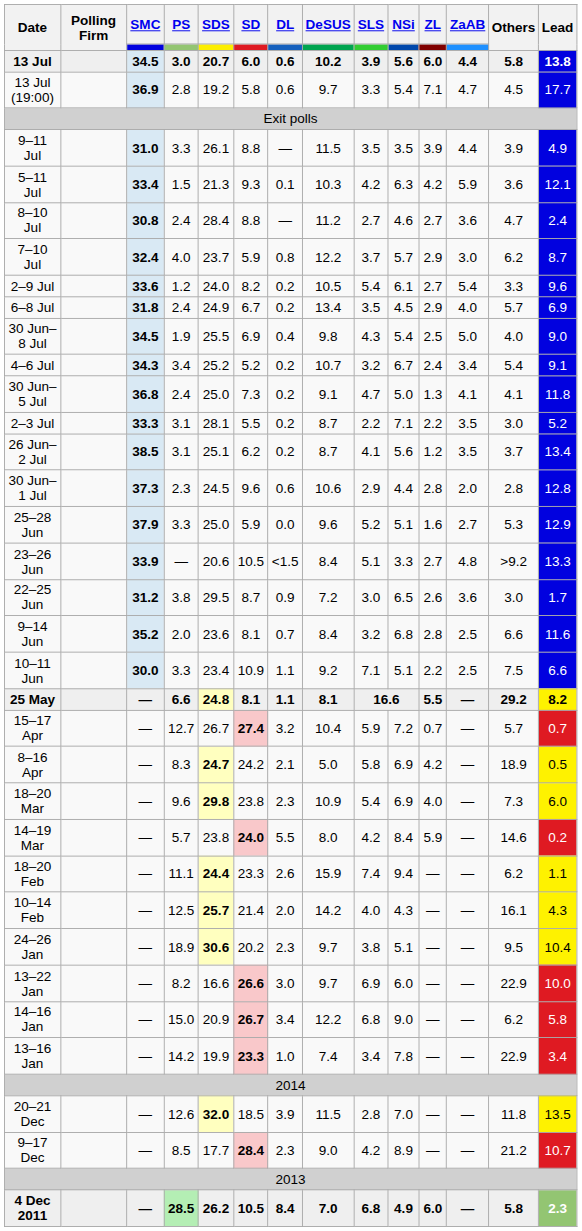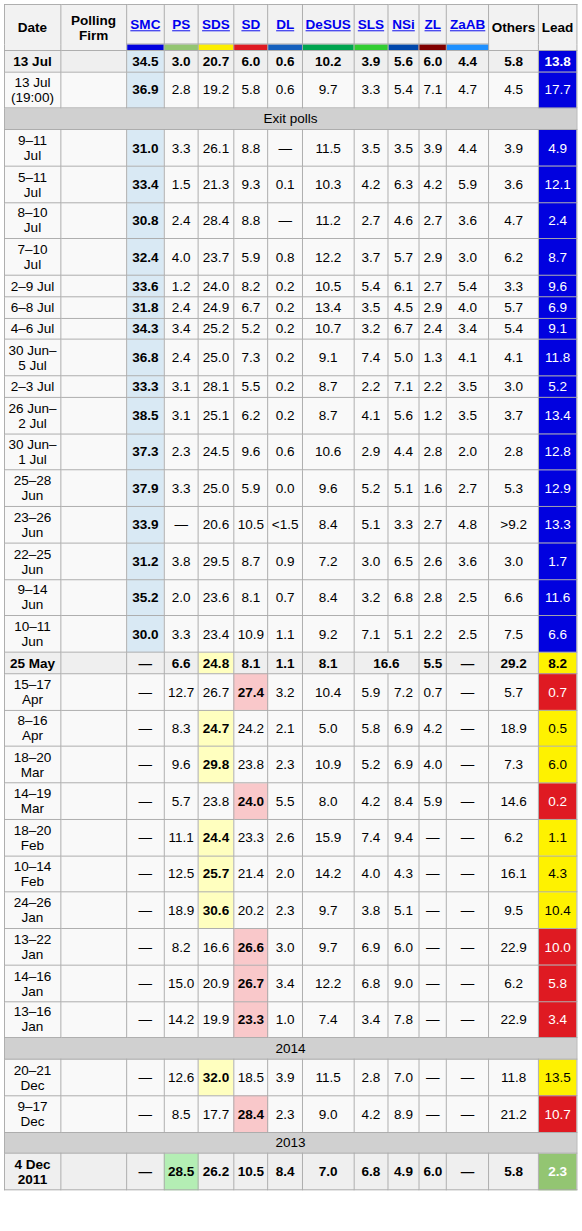- row: (32, 337)
(371, 394) 4.7 -> (371, 358) 7.4
(371, 801) 5.4 -> (371, 765) 5.2
